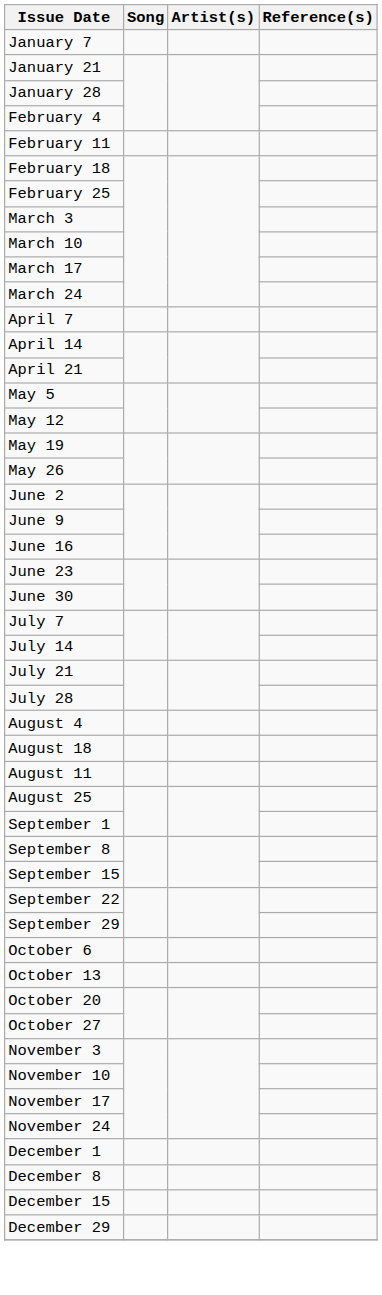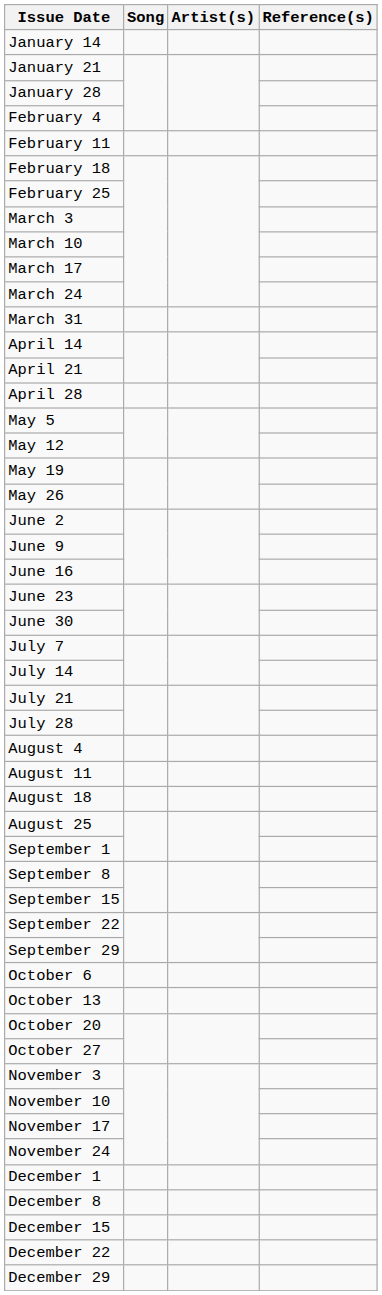- row: (50, 42)
+ row: (55, 42)
+ row: (45, 320)
- row: (41, 320)
+ row: (45, 395)
rows swapped: (50, 774) <-> (50, 748)
+ row: (59, 1253)
